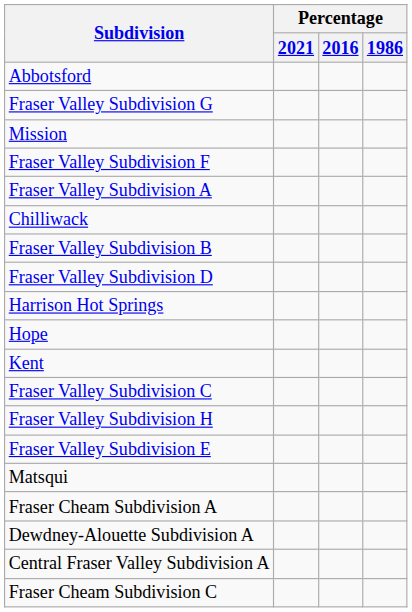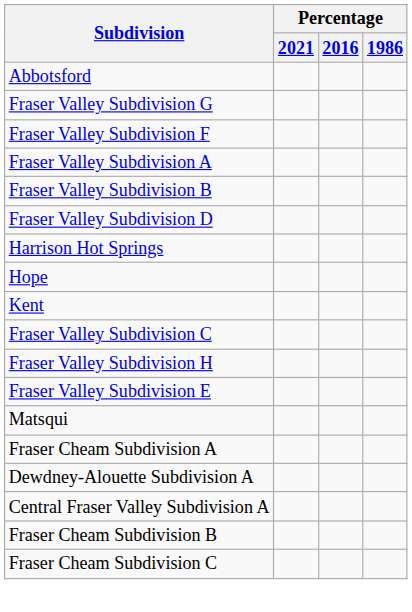- row: (38, 133)
- row: (48, 219)
+ row: (113, 534)
